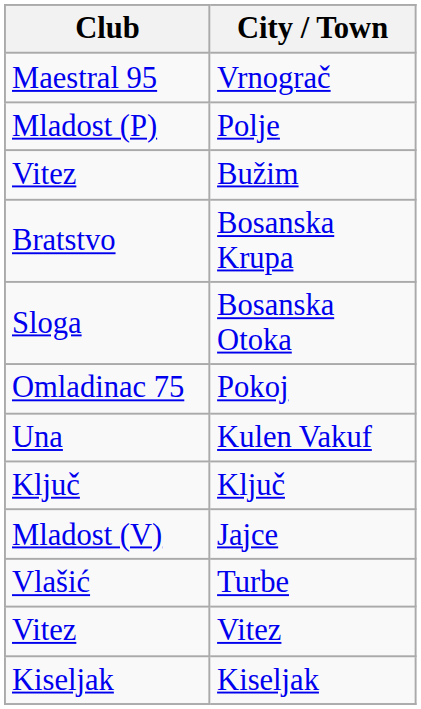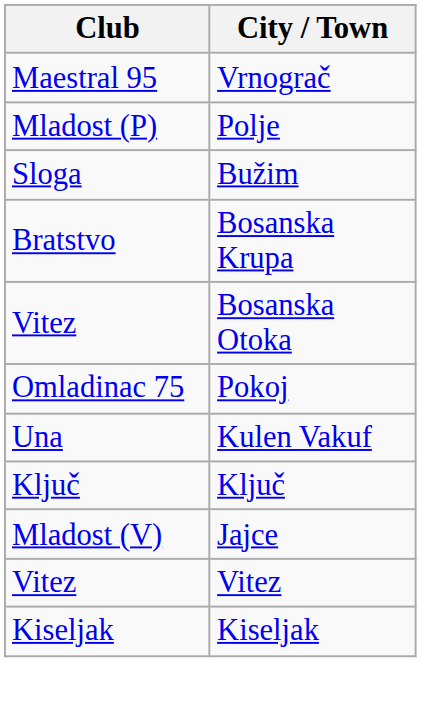(44, 174) Vitez -> (47, 174) Sloga
(47, 322) Sloga -> (44, 322) Vitez
- row: (253, 582)
